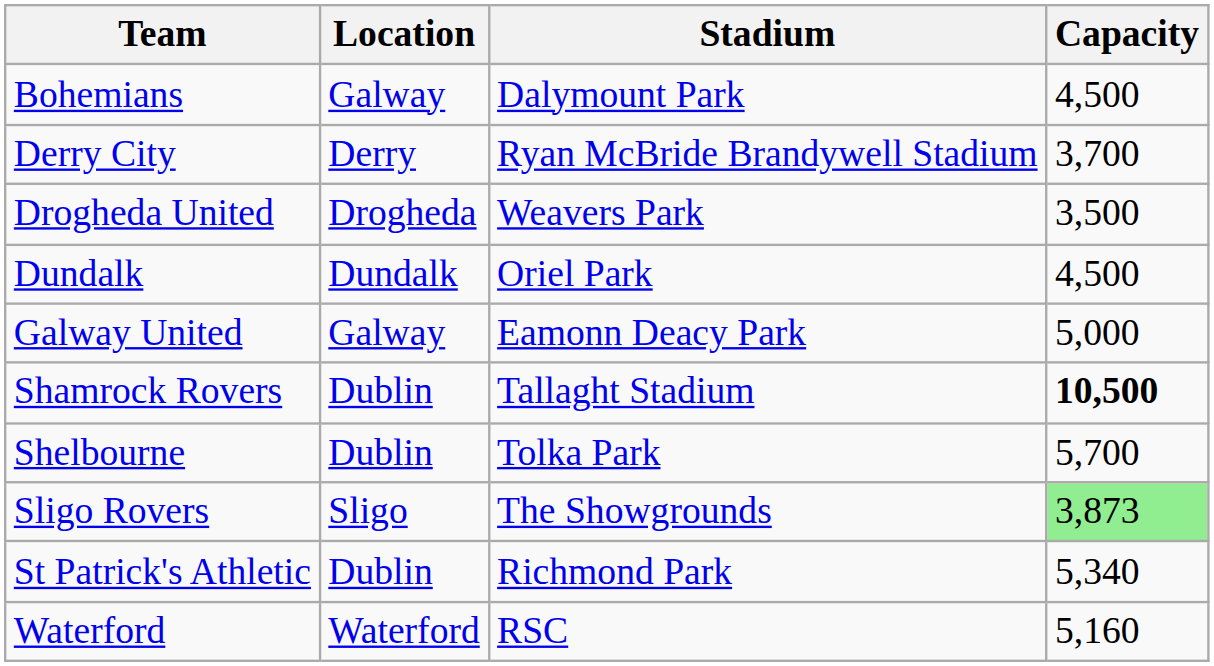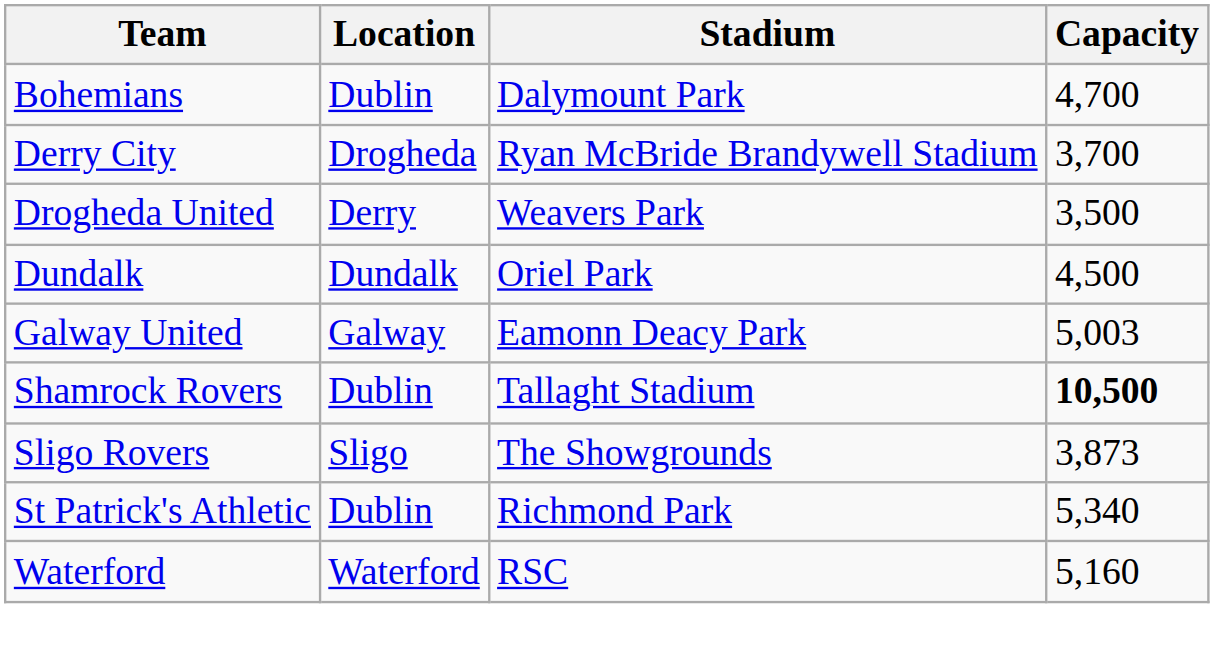(387, 93) Galway -> (381, 93) Dublin
(1097, 93) 4,500 -> (1097, 93) 4,700
(372, 153) Derry -> (402, 153) Drogheda
(402, 213) Drogheda -> (372, 213) Derry
(1097, 332) 5,000 -> (1097, 332) 5,003
- row: (99, 451)
(1097, 511) lightgreen background -> (1097, 451) no background
